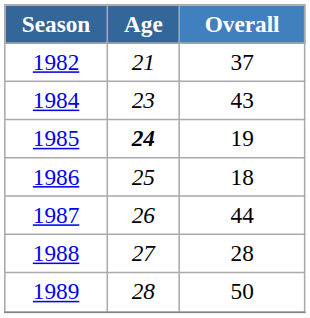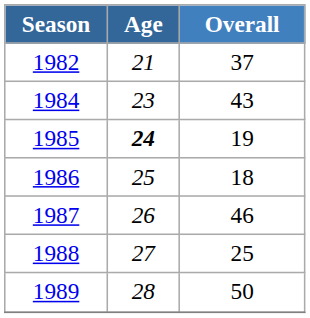(242, 215) 44 -> (242, 215) 46
(242, 253) 28 -> (242, 253) 25
